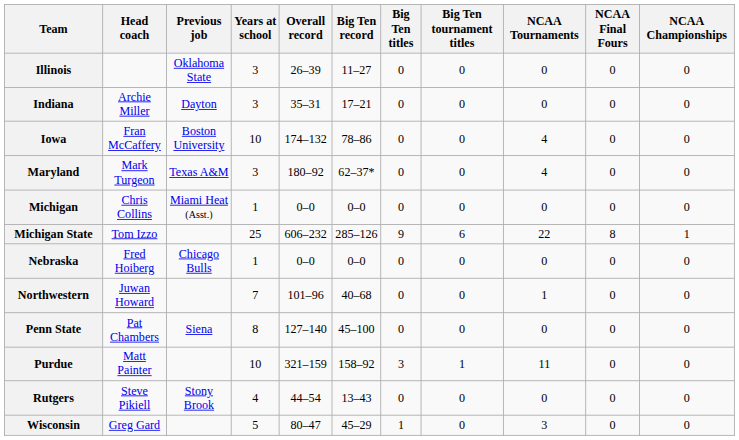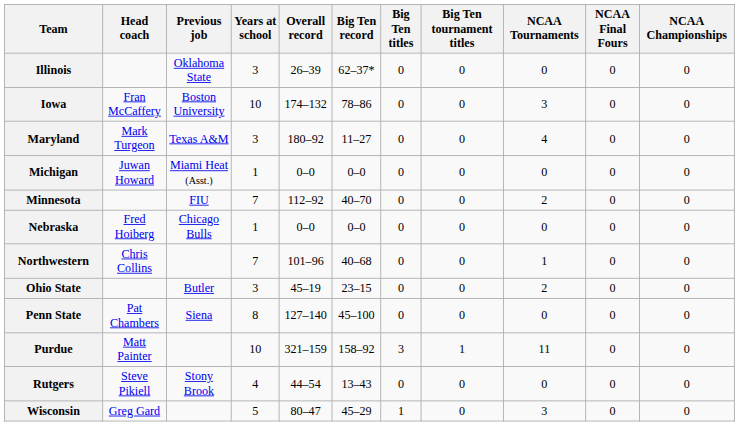(356, 70) 11–27 -> (356, 70) 62–37*
- row: (53, 104)
(544, 138) 4 -> (544, 104) 3
(356, 173) 62–37* -> (356, 138) 11–27
(134, 207) Chris Collins -> (134, 173) Juwan Howard
- row: (53, 234)
+ row: (53, 200)
(134, 295) Juwan Howard -> (134, 261) Chris Collins
+ row: (53, 288)
